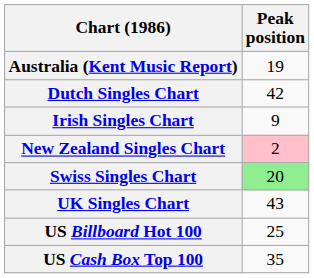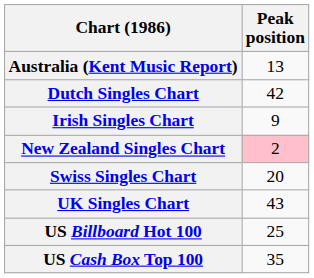(275, 65) 19 -> (275, 65) 13
(275, 176) lightgreen background -> (275, 176) no background
